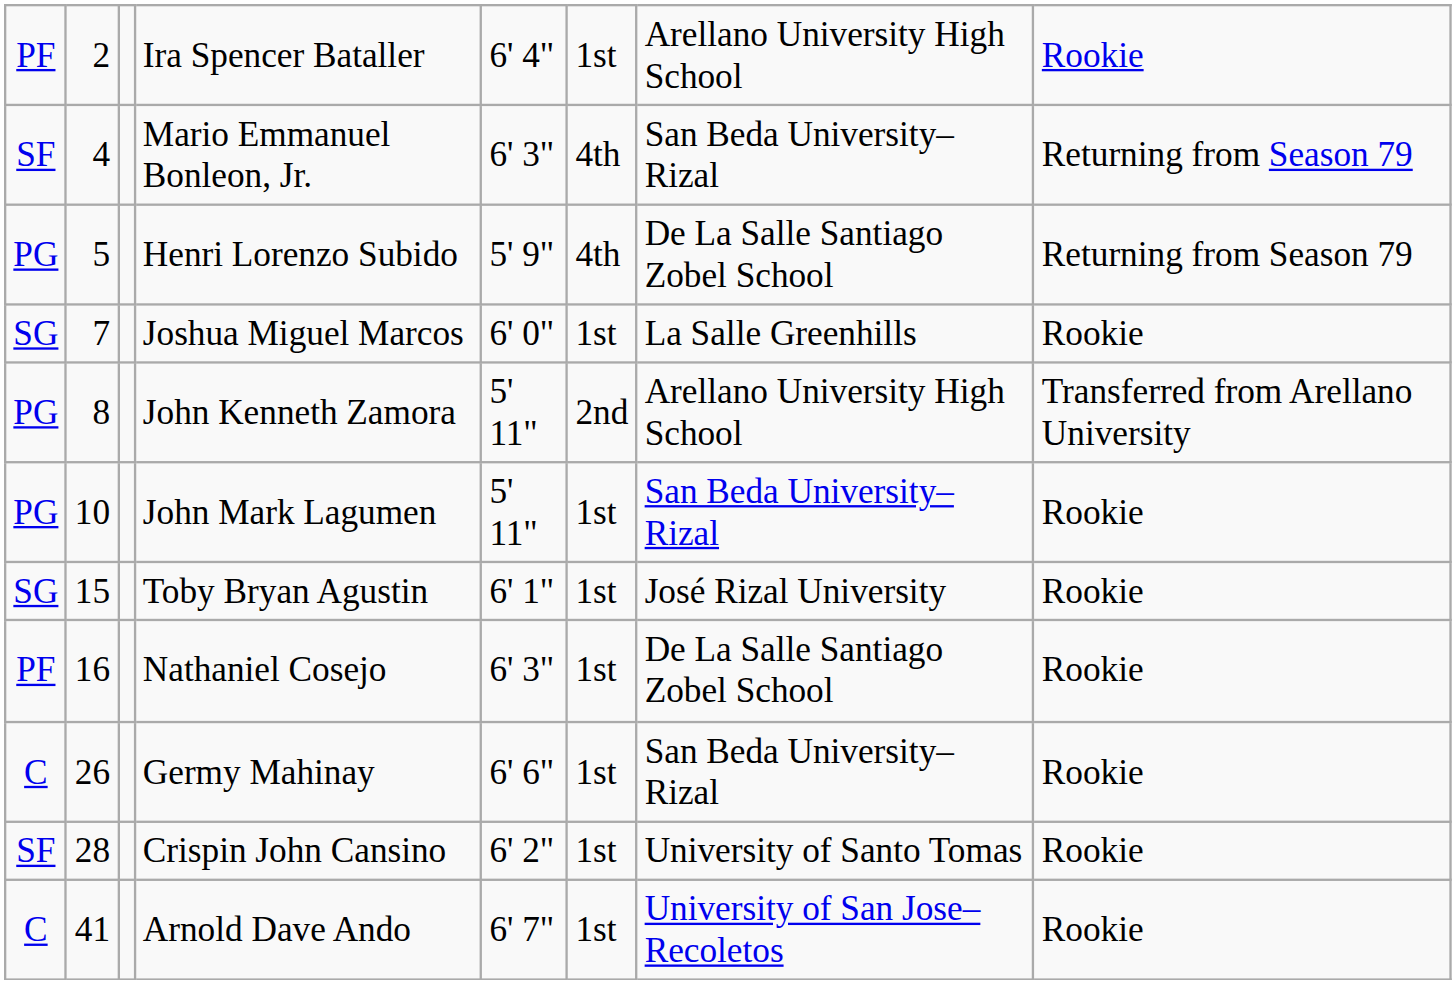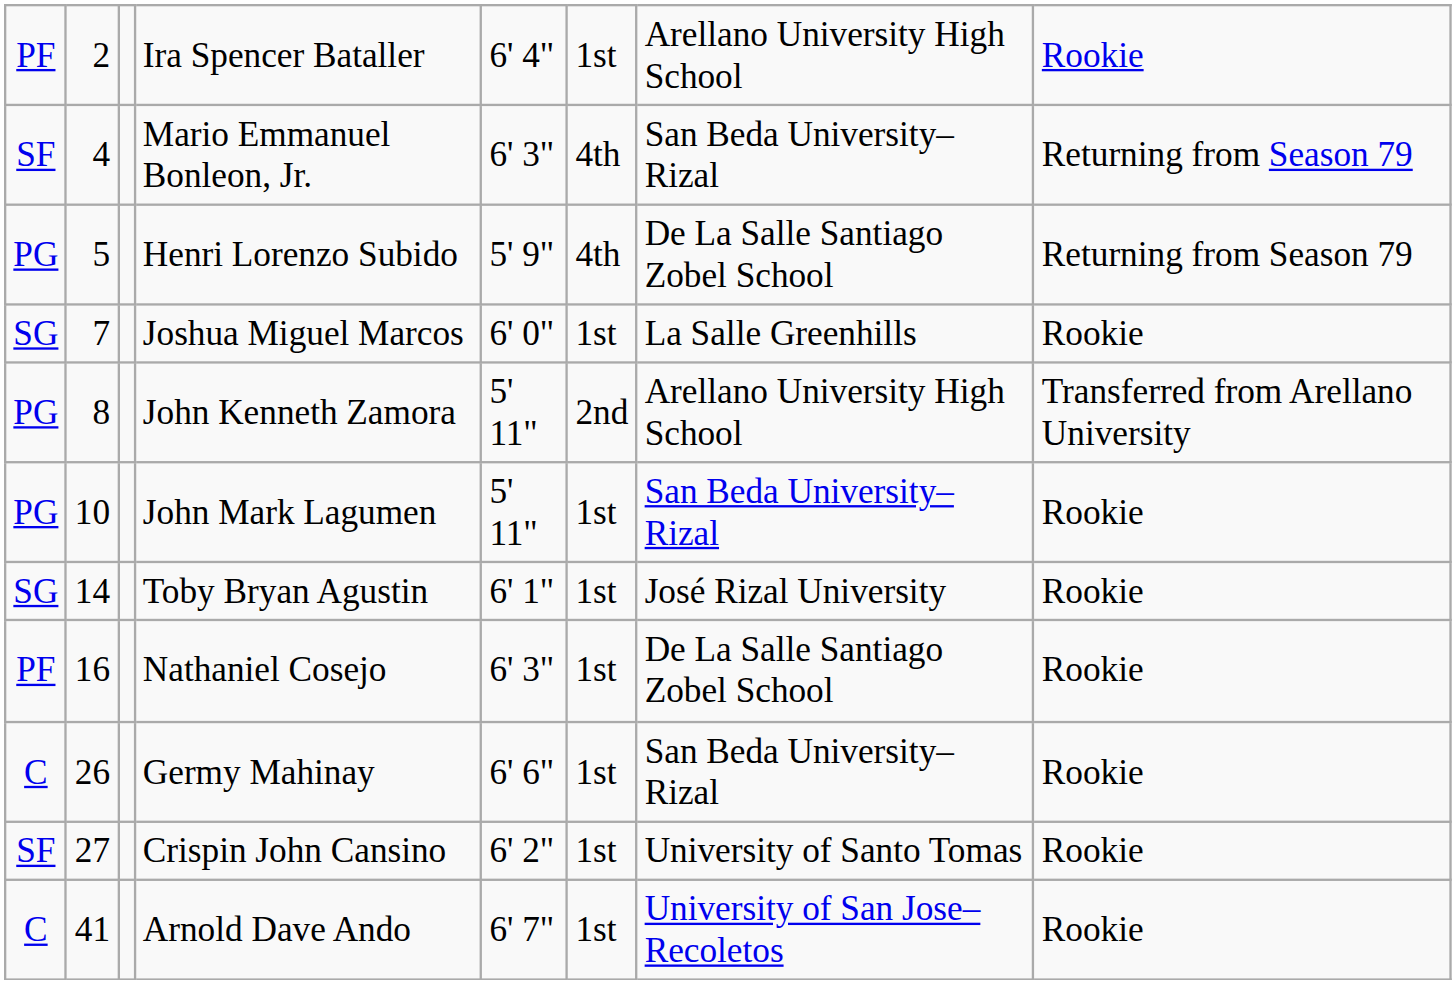(92, 591) 15 -> (92, 591) 14
(92, 849) 28 -> (92, 849) 27
